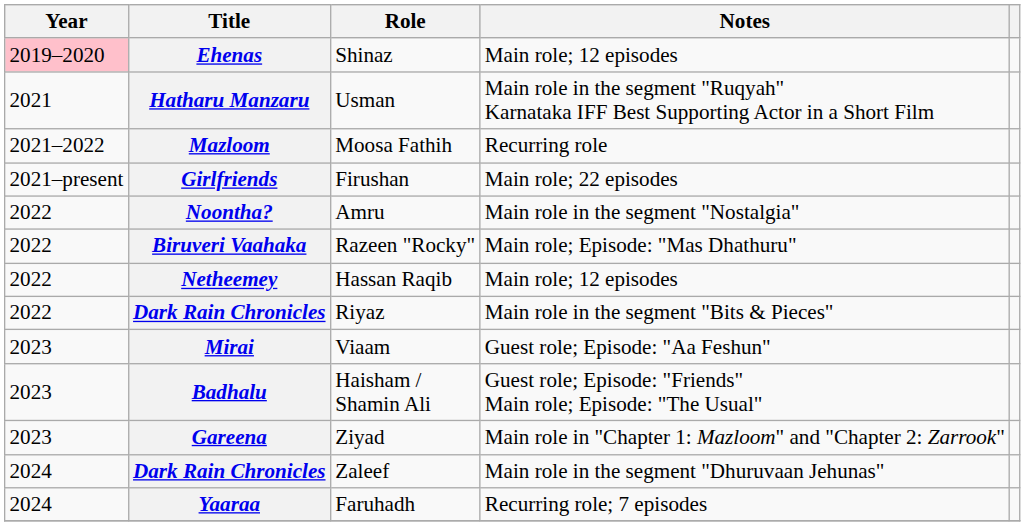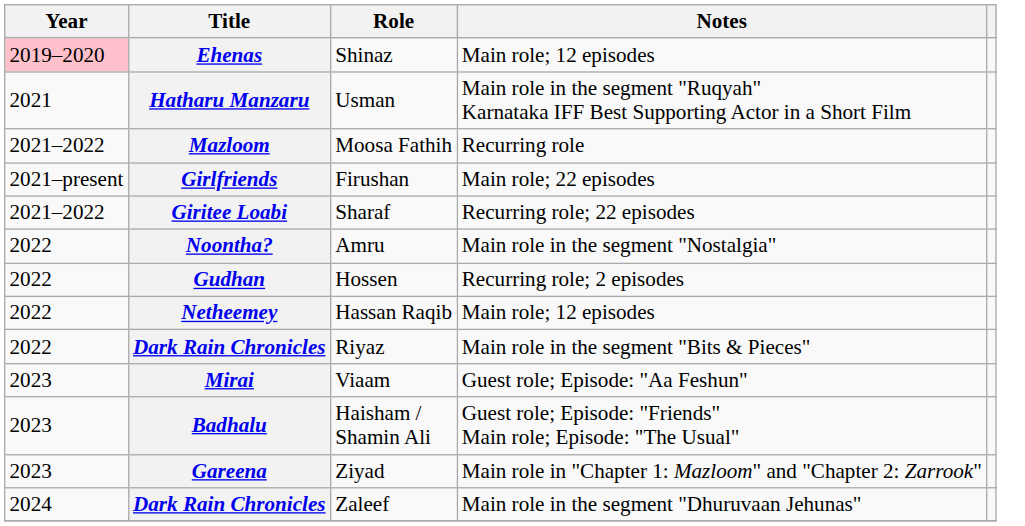+ row: (229, 212)
- row: (229, 245)
+ row: (229, 279)
- row: (229, 504)
